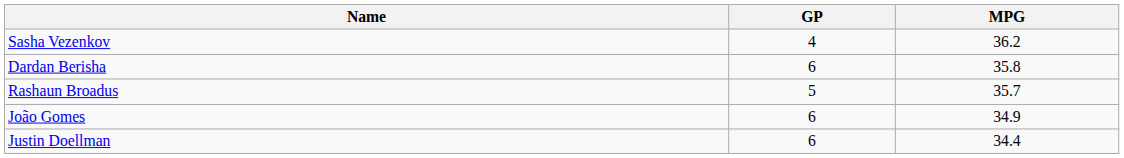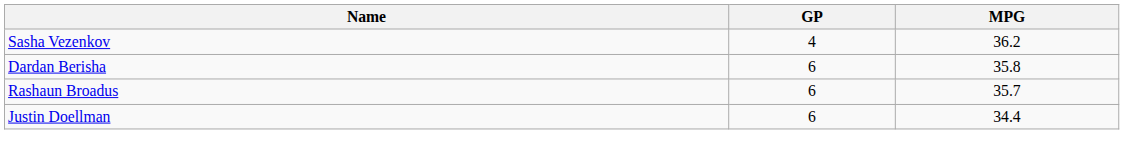(812, 91) 5 -> (812, 91) 6
- row: (47, 116)
